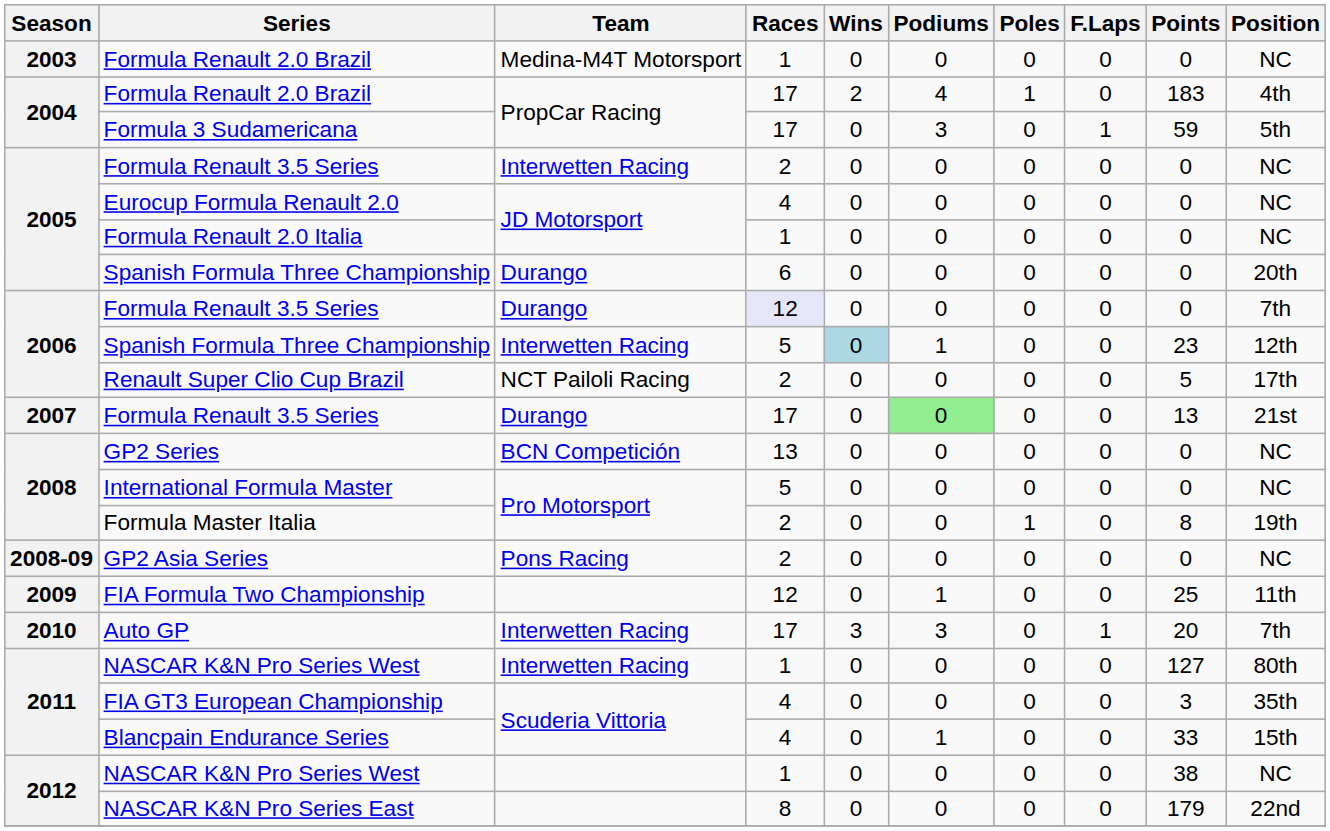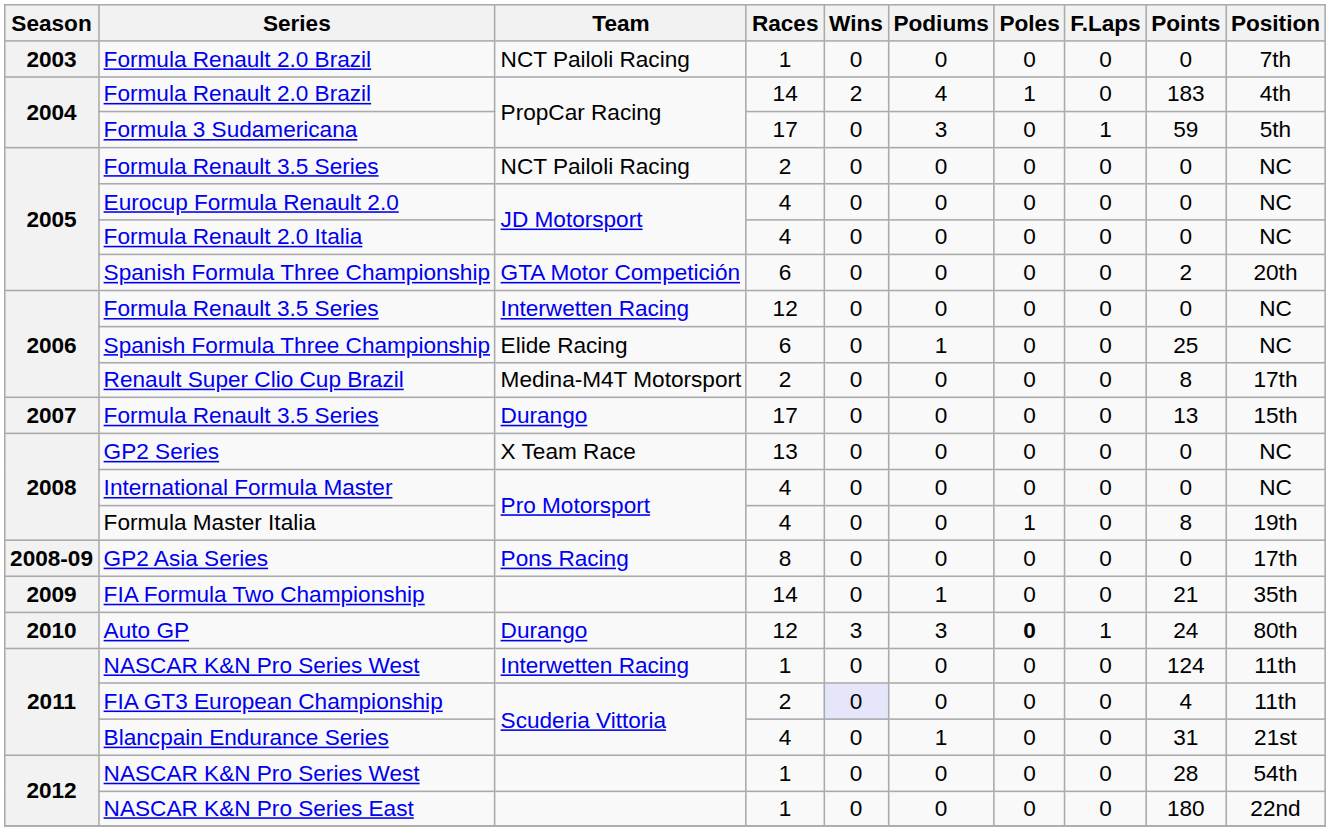(621, 59) Medina-M4T Motorsport -> (595, 59) NCT Pailoli Racing
(1275, 59) NC -> (1275, 59) 7th
(785, 94) 17 -> (785, 94) 14
(595, 166) Interwetten Racing -> (595, 166) NCT Pailoli Racing
(785, 237) 1 -> (785, 237) 4
(544, 273) Durango -> (620, 273) GTA Motor Competición
(1186, 273) 0 -> (1186, 273) 2
(544, 309) Durango -> (595, 309) Interwetten Racing
(785, 309) lavender background -> (785, 309) no background
(1275, 309) 7th -> (1275, 309) NC
(595, 344) Interwetten Racing -> (564, 344) Elide Racing
(785, 344) 5 -> (785, 344) 6
(856, 344) lightblue background -> (856, 344) no background
(1186, 344) 23 -> (1186, 344) 25
(1275, 344) 12th -> (1275, 344) NC
(595, 380) NCT Pailoli Racing -> (621, 380) Medina-M4T Motorsport
(1186, 380) 5 -> (1186, 380) 8
(941, 416) lightgreen background -> (941, 416) no background
(1275, 416) 21st -> (1275, 416) 15th
(590, 452) BCN Competición -> (568, 452) X Team Race
(785, 487) 5 -> (785, 487) 4
(785, 523) 2 -> (785, 523) 4
(785, 559) 2 -> (785, 559) 8
(1275, 559) NC -> (1275, 559) 17th
(785, 595) 12 -> (785, 595) 14
(1186, 595) 25 -> (1186, 595) 21
(1275, 595) 11th -> (1275, 595) 35th
(595, 630) Interwetten Racing -> (544, 630) Durango
(785, 630) 17 -> (785, 630) 12
(1030, 630) normal -> (1030, 630) bold
(1186, 630) 20 -> (1186, 630) 24
(1275, 630) 7th -> (1275, 630) 80th
(1186, 666) 127 -> (1186, 666) 124
(1275, 666) 80th -> (1275, 666) 11th
(785, 702) 4 -> (785, 702) 2
(856, 702) no background -> (856, 702) lavender background
(1186, 702) 3 -> (1186, 702) 4
(1275, 702) 35th -> (1275, 702) 11th
(1186, 737) 33 -> (1186, 737) 31
(1275, 737) 15th -> (1275, 737) 21st
(1186, 773) 38 -> (1186, 773) 28
(1275, 773) NC -> (1275, 773) 54th
(785, 809) 8 -> (785, 809) 1
(1186, 809) 179 -> (1186, 809) 180
